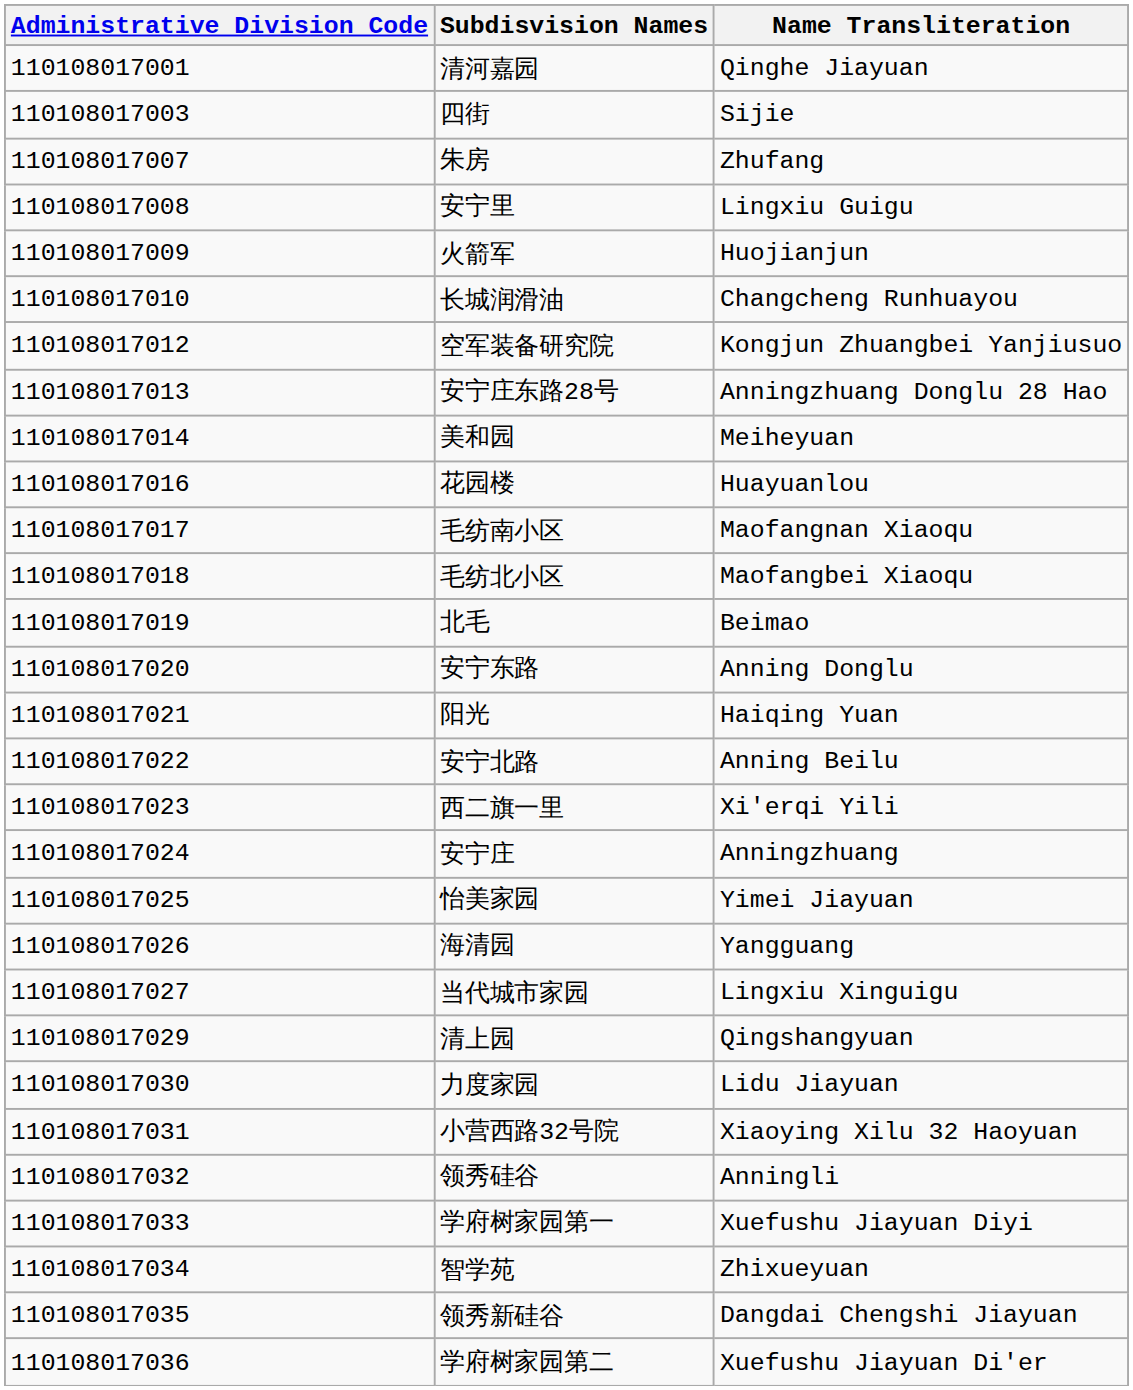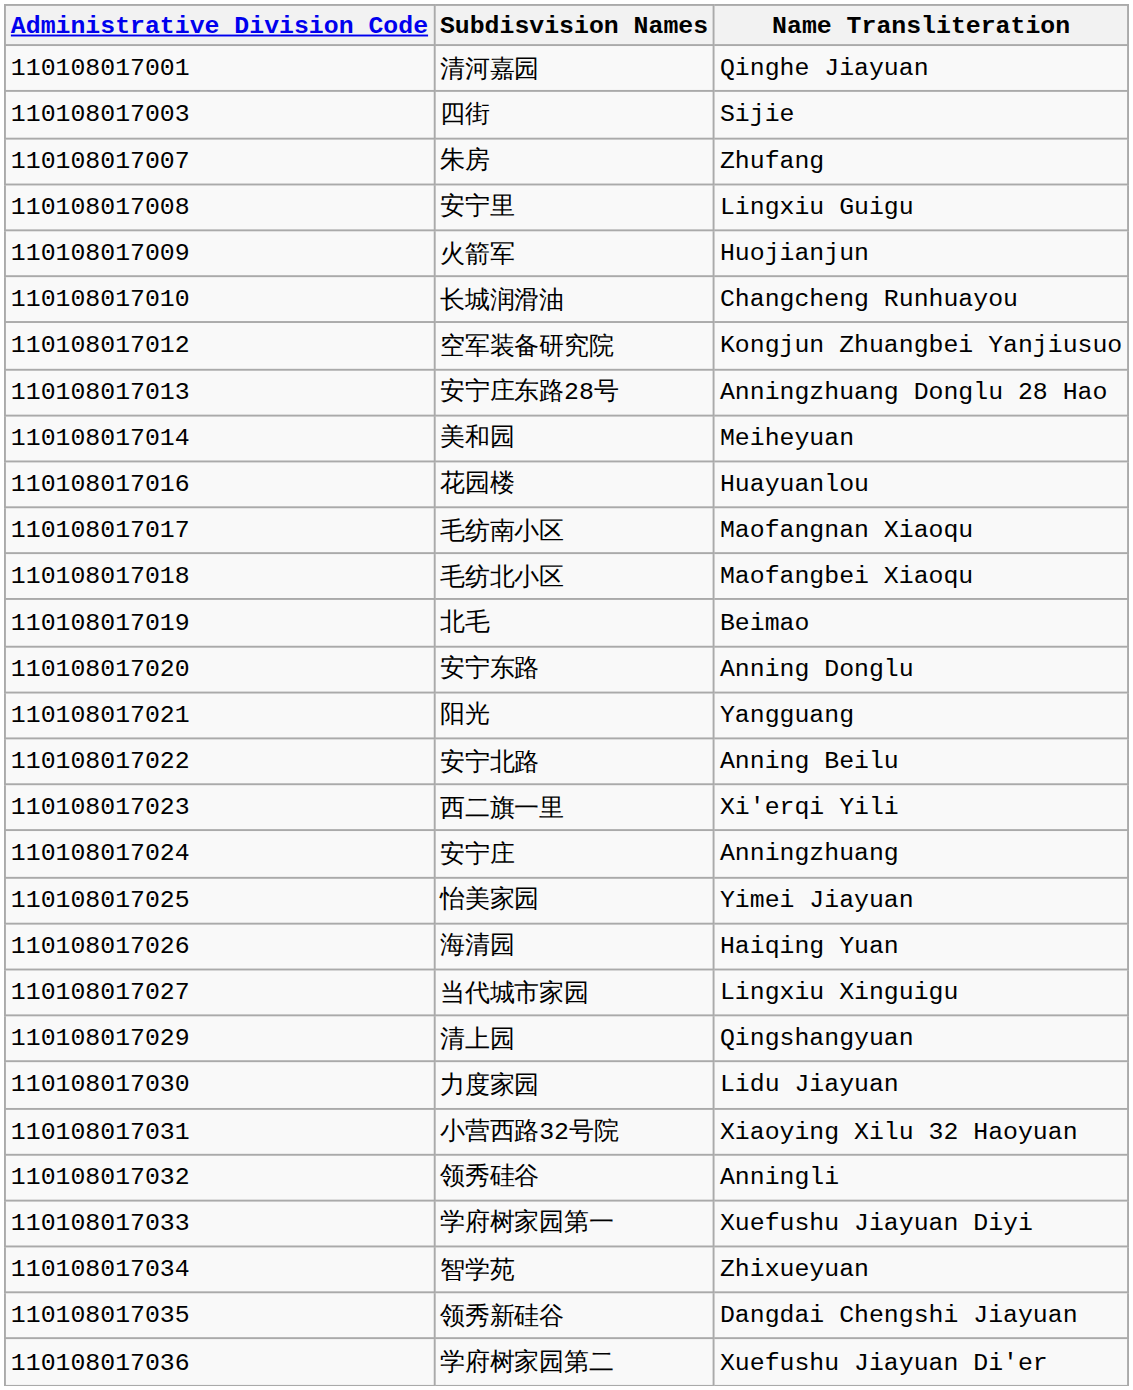(809, 715) Haiqing Yuan -> (787, 715) Yangguang
(787, 946) Yangguang -> (809, 946) Haiqing Yuan
